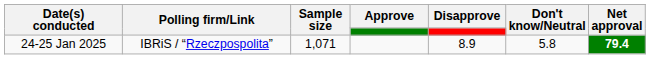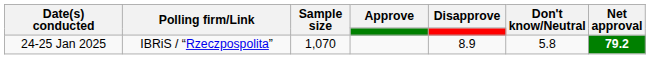(320, 44) 1,071 -> (320, 44) 1,070
(617, 44) 79.4 -> (617, 44) 79.2
